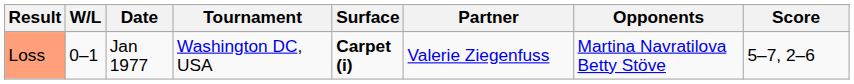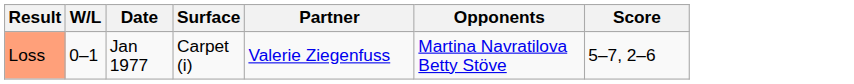- column: (253, 18)
(364, 55) bold -> (203, 55) normal
